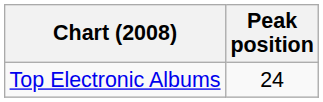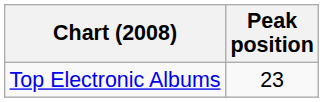(272, 79) 24 -> (272, 79) 23
